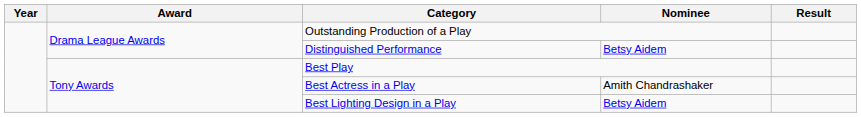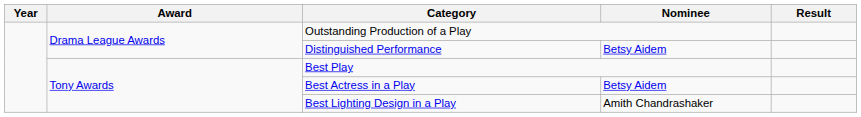(658, 85) Amith Chandrashaker -> (635, 85) Betsy Aidem
(635, 103) Betsy Aidem -> (658, 103) Amith Chandrashaker
